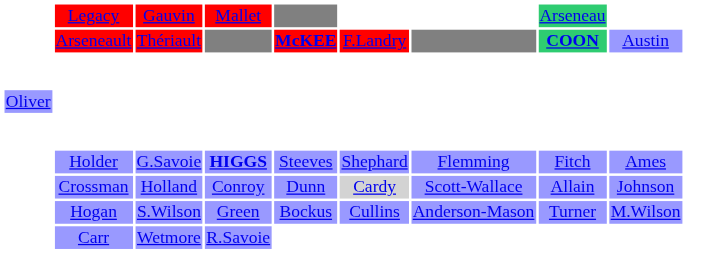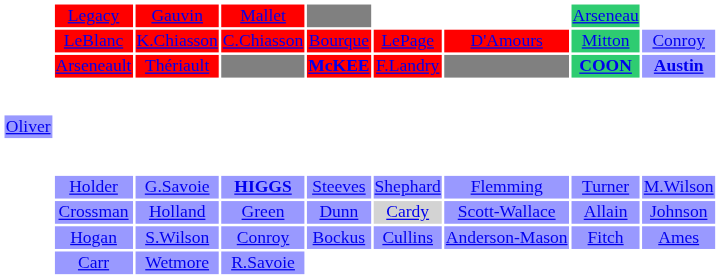+ row: (28, 41)
(646, 40) normal -> (679, 66) bold
(573, 161) Fitch -> (606, 187) Turner
(646, 161) Ames -> (679, 187) M.Wilson
(238, 187) Conroy -> (263, 212) Green
(238, 212) Green -> (263, 237) Conroy
(573, 212) Turner -> (606, 237) Fitch
(646, 212) M.Wilson -> (679, 237) Ames
